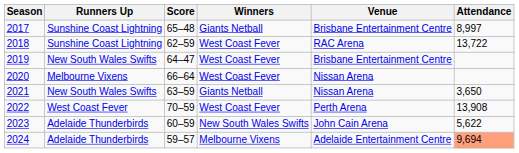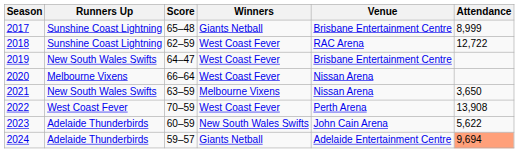(469, 28) 8,997 -> (469, 28) 8,999
(472, 44) 13,722 -> (472, 44) 12,722
(231, 92) Giants Netball -> (240, 92) Melbourne Vixens
(240, 140) Melbourne Vixens -> (231, 140) Giants Netball
